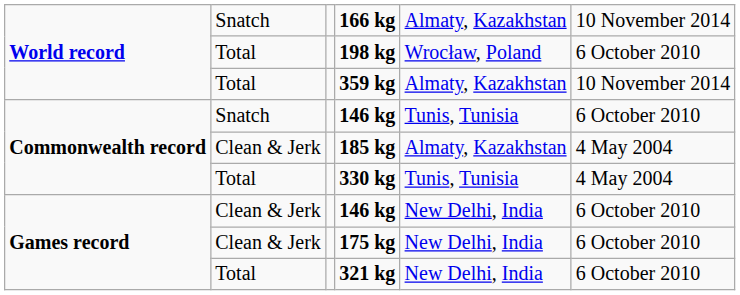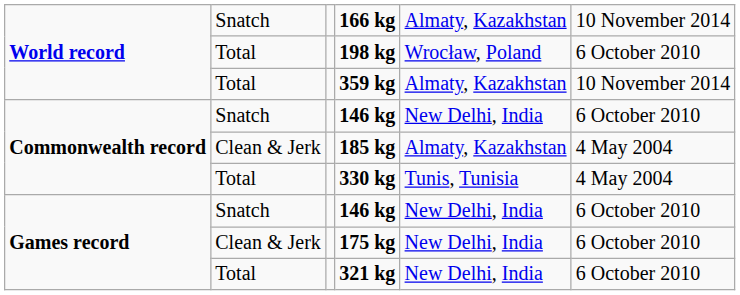(461, 115) Tunis, Tunisia -> (474, 115) New Delhi, India
(268, 210) Clean & Jerk -> (242, 210) Snatch
